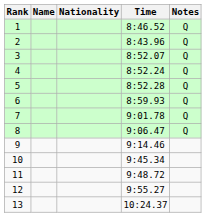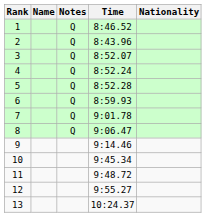columns swapped: (89, 12) <-> (185, 12)
